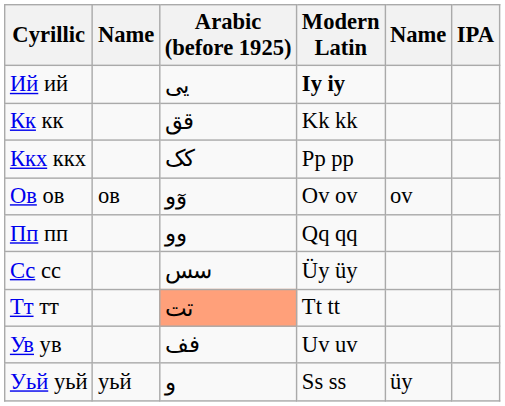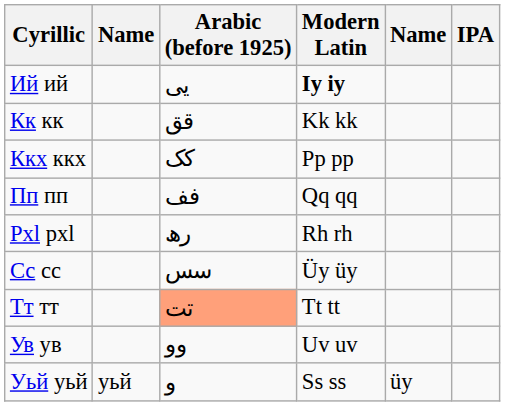- row: (37, 195)
(176, 233) وو -> (182, 196) فف
+ row: (42, 233)
(182, 345) فف -> (176, 345) وو
